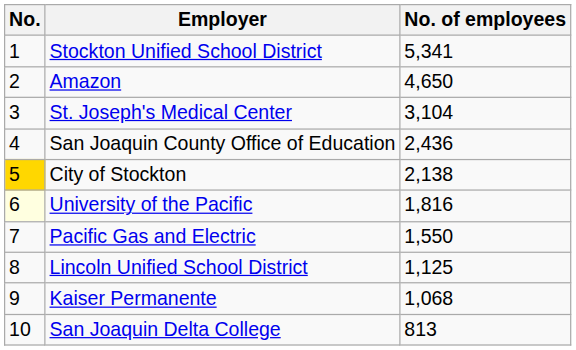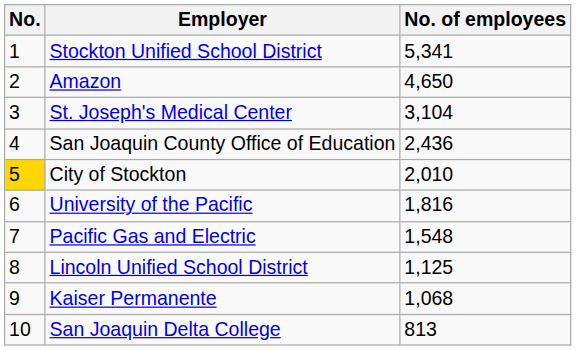(429, 174) 2,138 -> (429, 174) 2,010
(15, 205) lightyellow background -> (15, 205) no background
(429, 236) 1,550 -> (429, 236) 1,548
